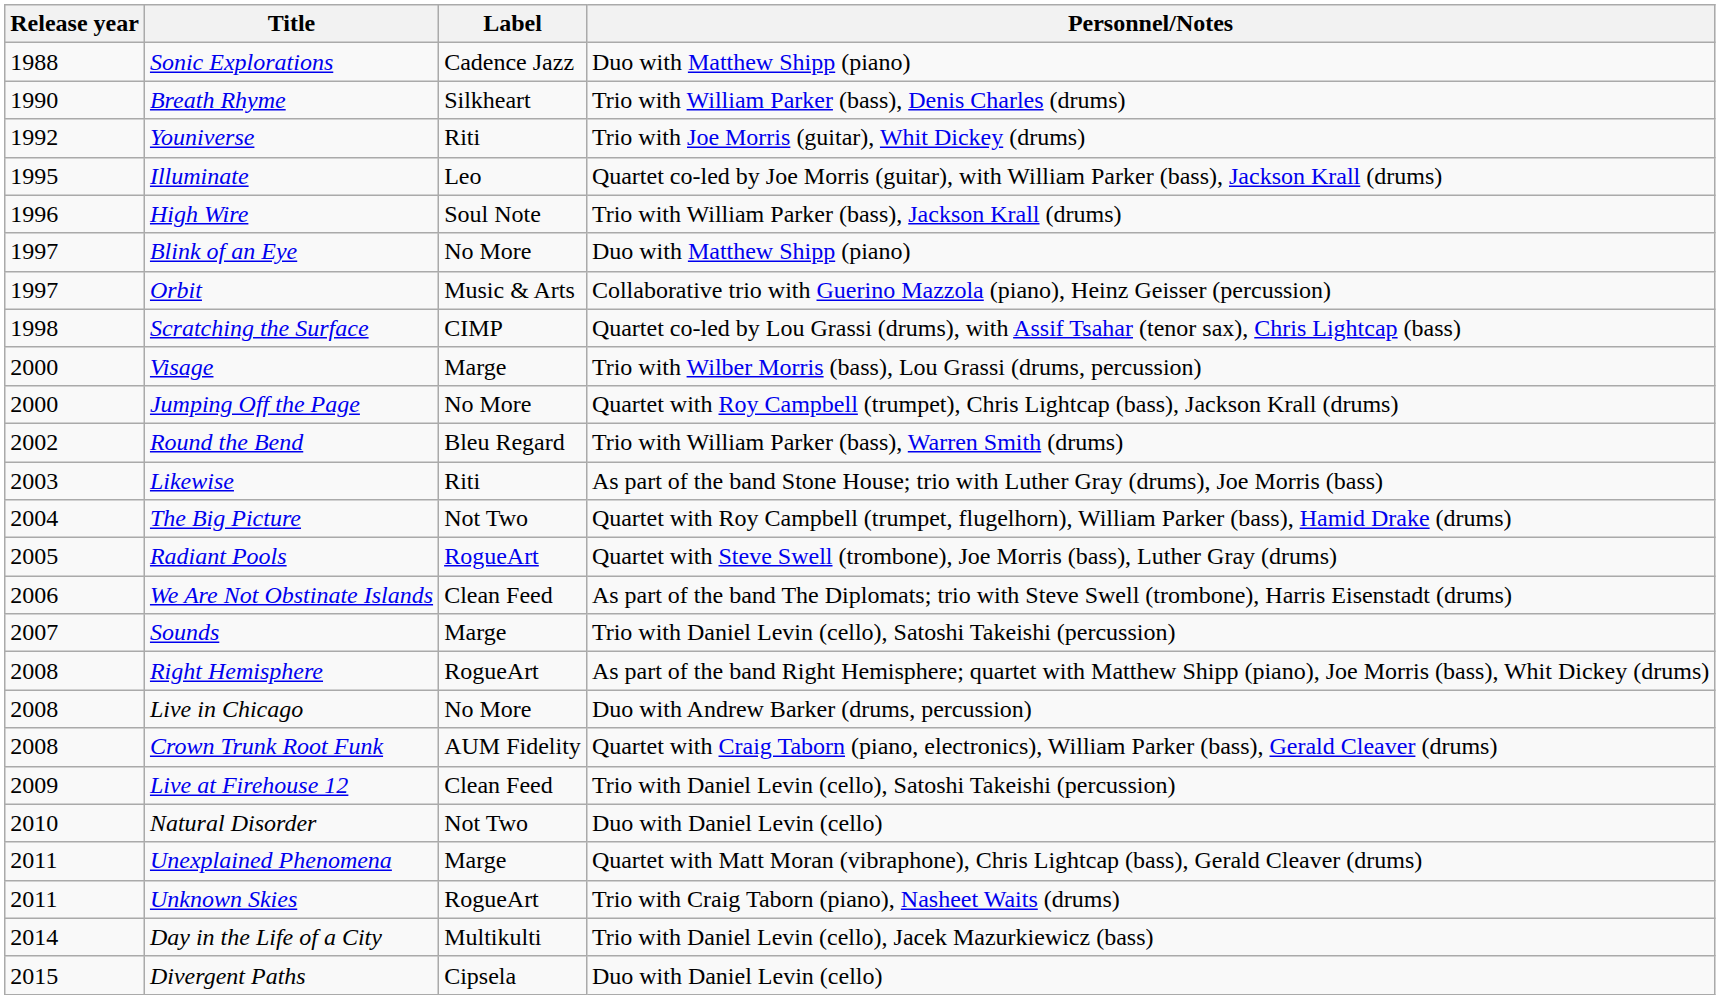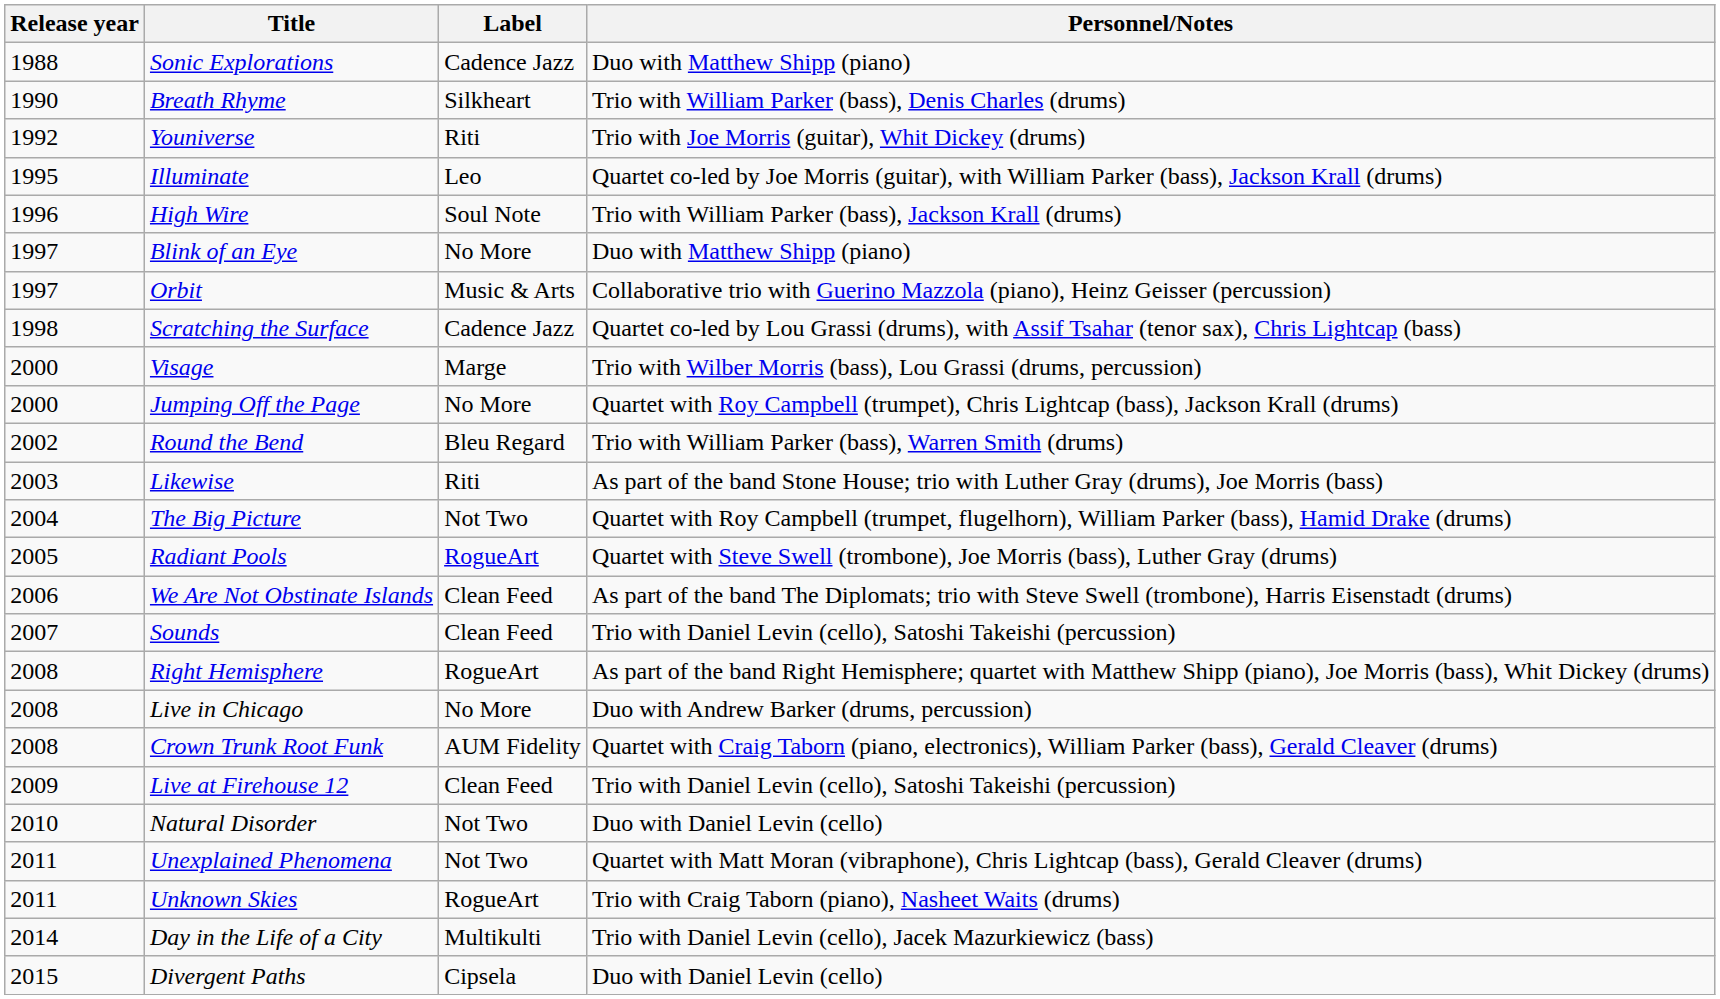(473, 328) CIMP -> (509, 328) Cadence Jazz
(475, 632) Marge -> (498, 632) Clean Feed
(475, 860) Marge -> (486, 860) Not Two
